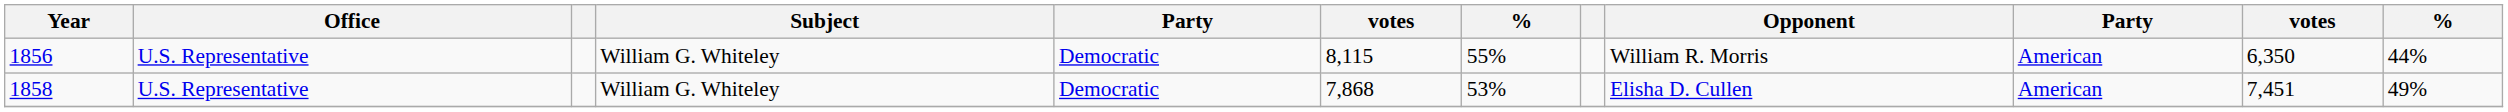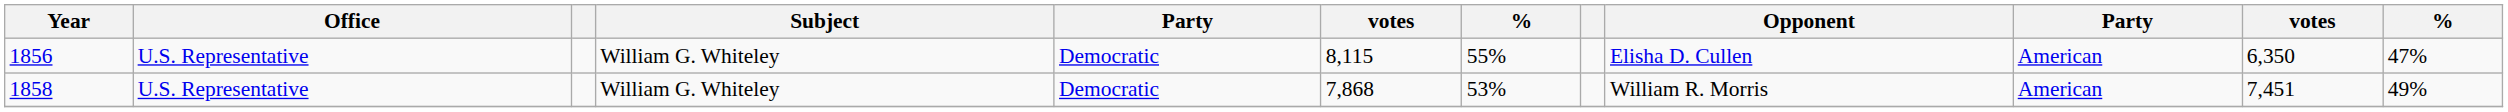(1689, 55) William R. Morris -> (1681, 55) Elisha D. Cullen
(2408, 55) 44% -> (2408, 55) 47%
(1681, 89) Elisha D. Cullen -> (1689, 89) William R. Morris
